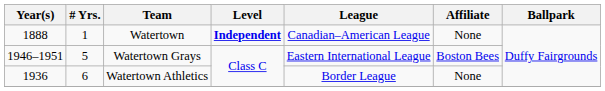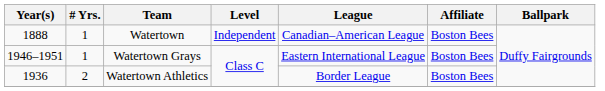(247, 35) bold -> (245, 35) normal
(468, 35) None -> (462, 35) Boston Bees
(85, 56) 5 -> (85, 56) 1
(85, 76) 6 -> (85, 76) 2
(468, 76) None -> (462, 76) Boston Bees
